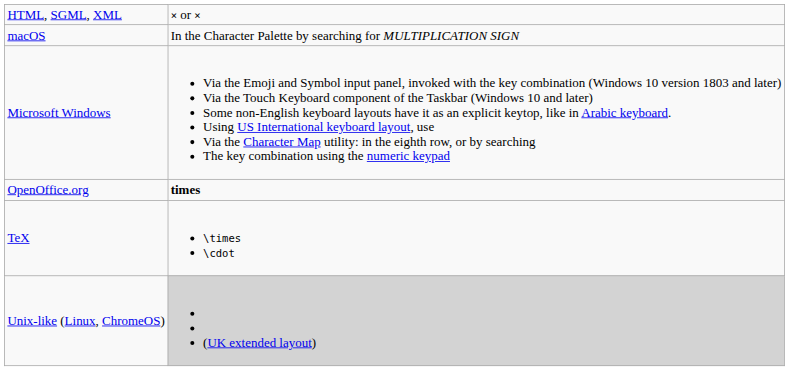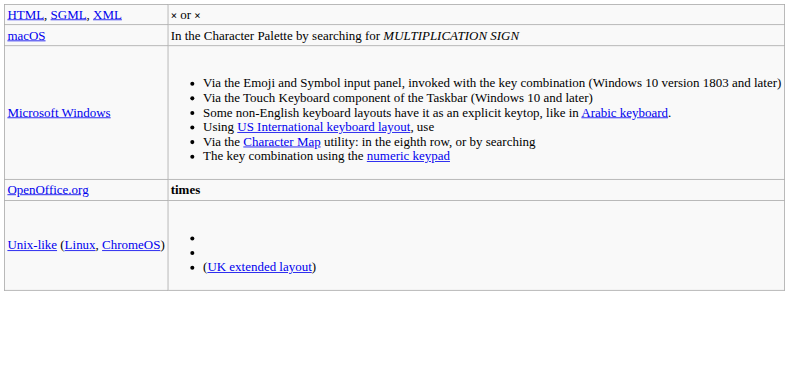- row: (18, 237)
(476, 328) lightgrey background -> (476, 252) no background
